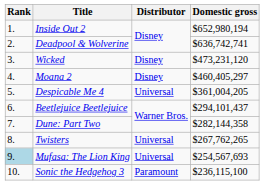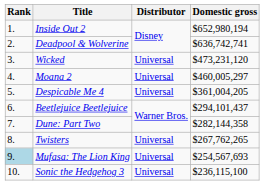(149, 60) Disney -> (154, 60) Universal
(149, 76) Disney -> (154, 76) Universal
(220, 76) $460,405,297 -> (220, 76) $460,005,297
(156, 172) Paramount -> (154, 172) Universal
